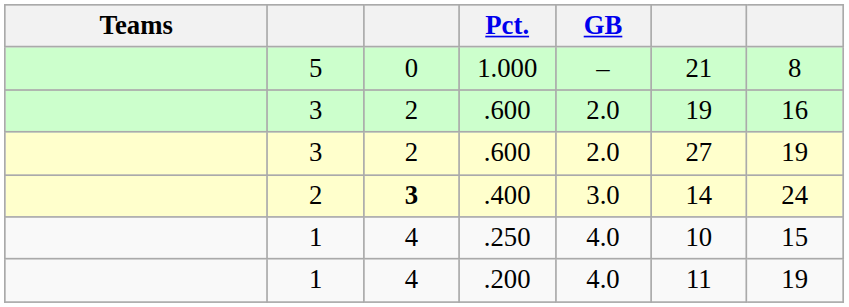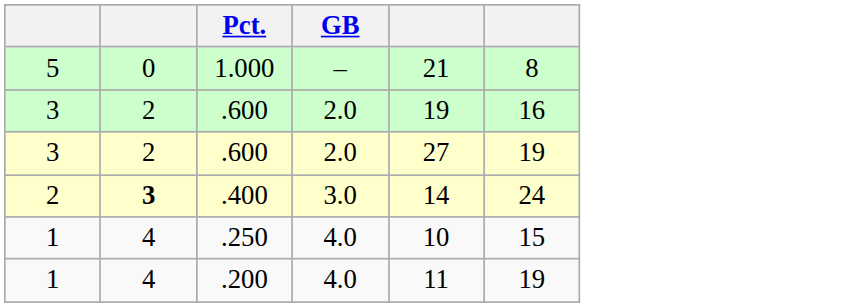- column: (136, 25)
